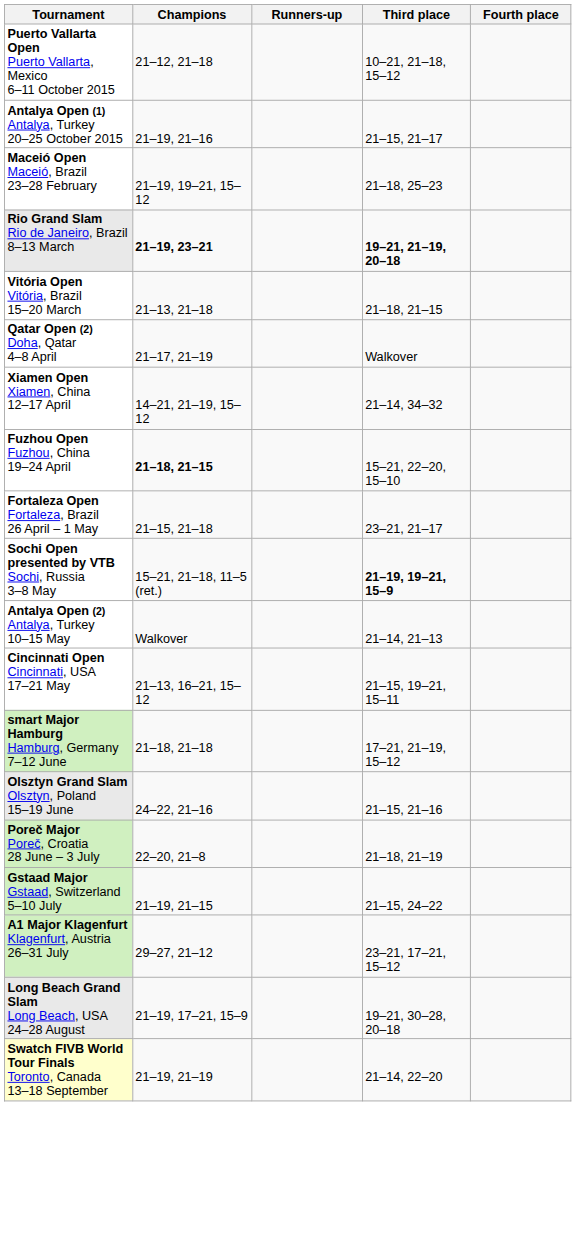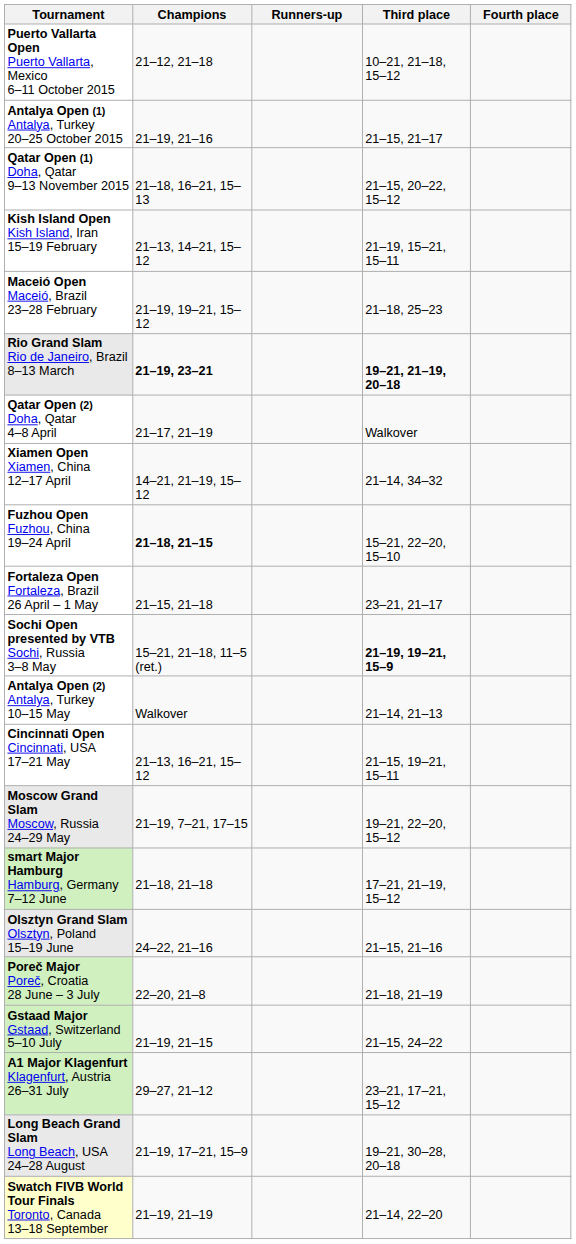+ row: (68, 171)
+ row: (59, 233)
- row: (45, 295)
+ row: (53, 816)
